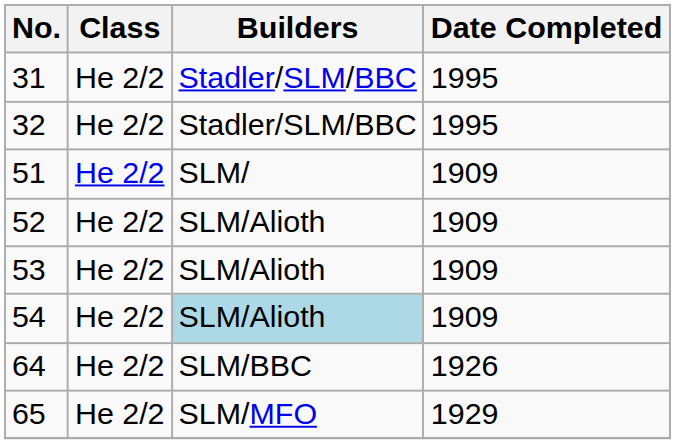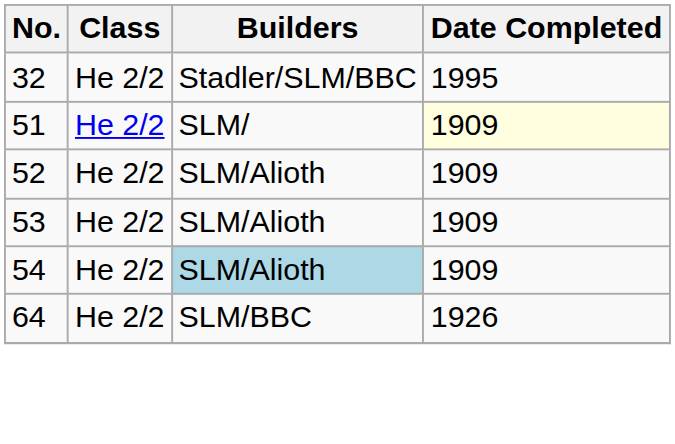- row: (29, 76)
(465, 173) no background -> (465, 125) lightyellow background
- row: (29, 414)
